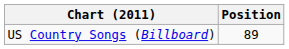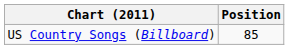(251, 35) 89 -> (251, 35) 85
